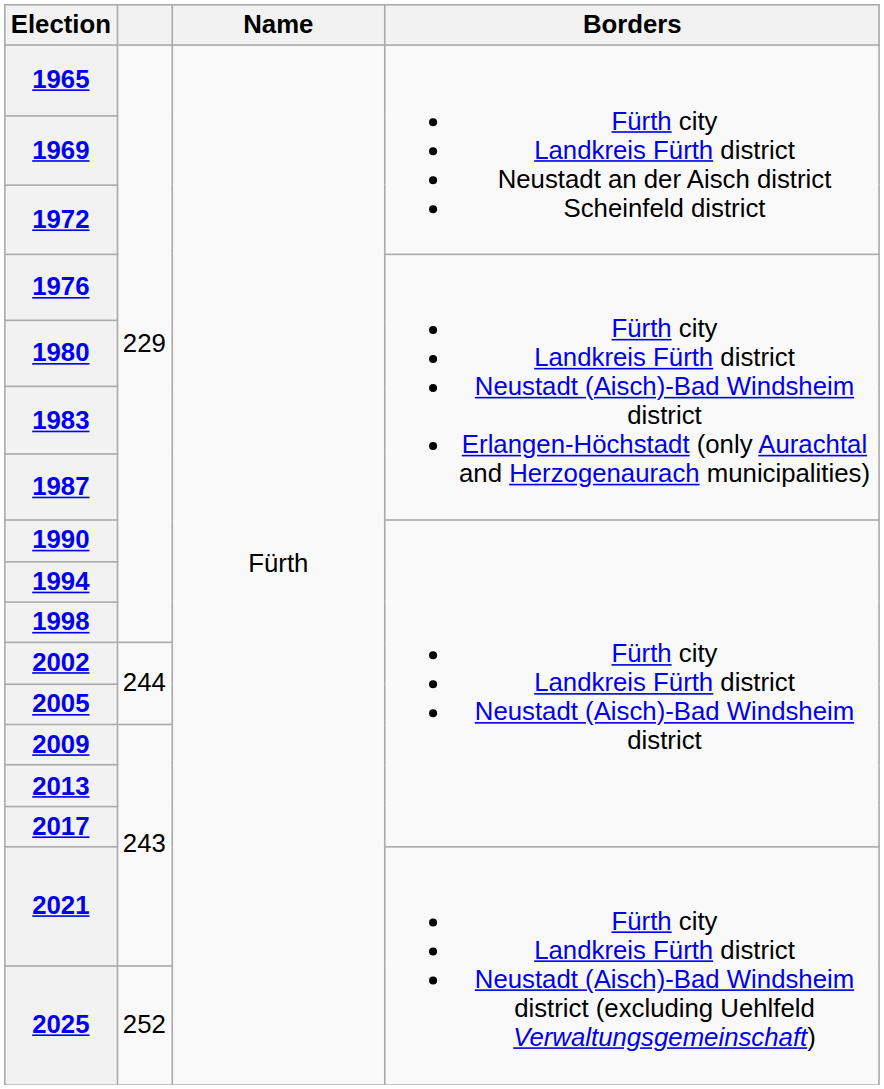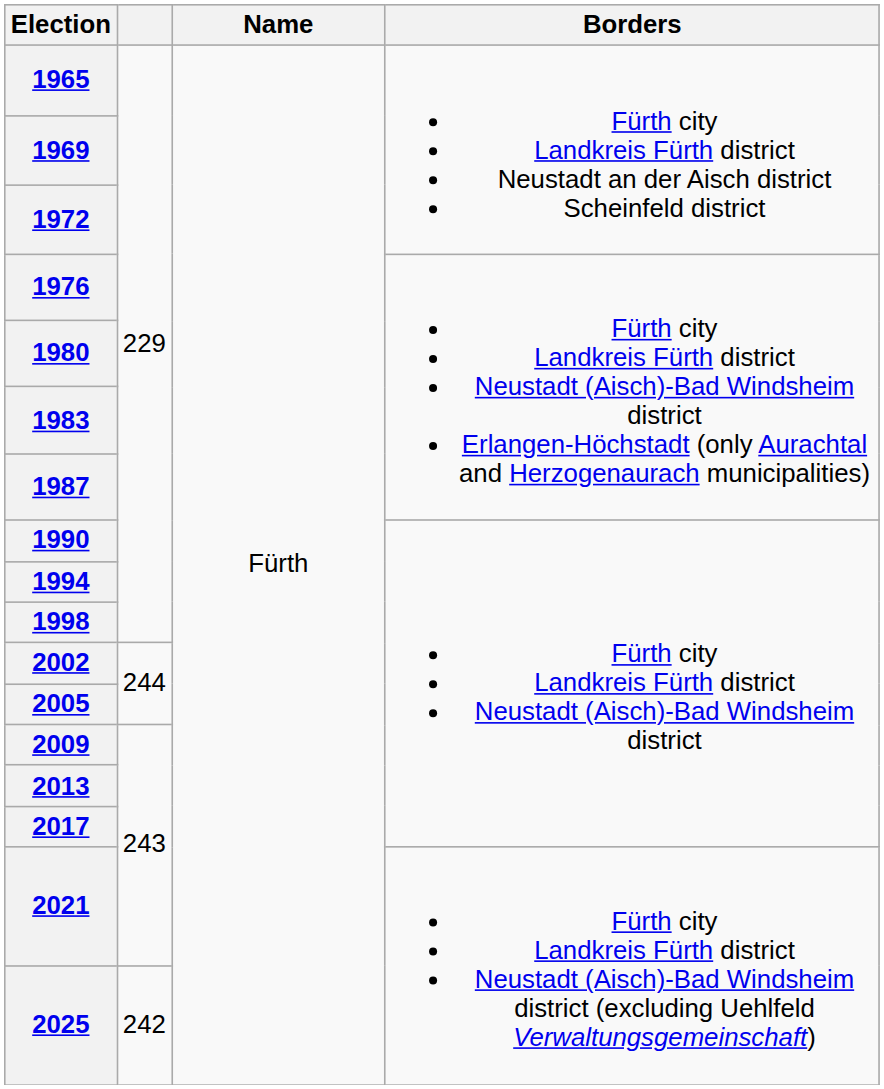(144, 1024) 252 -> (144, 1024) 242
